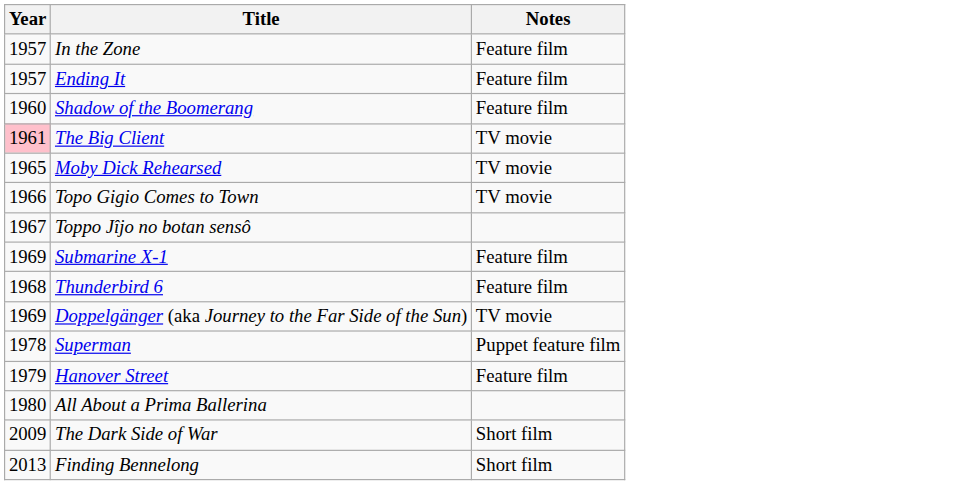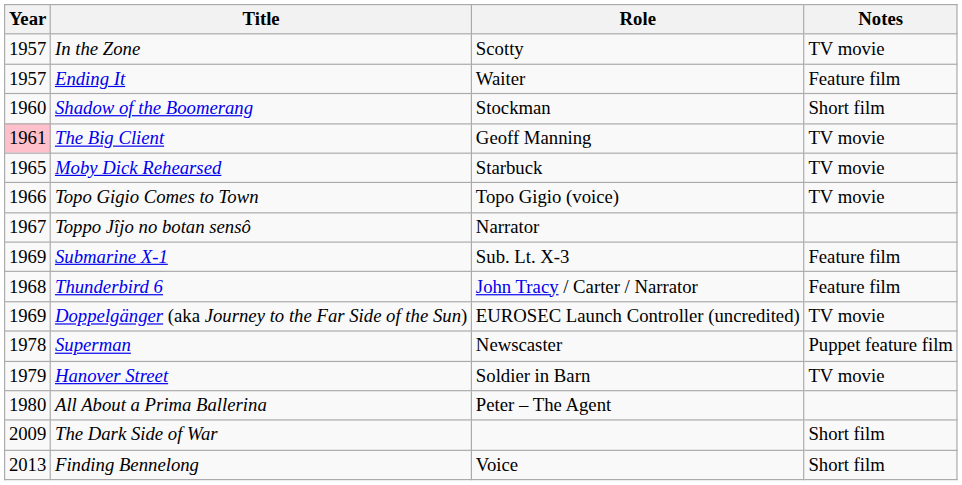+ column: (638, 19)
(522, 49) Feature film -> (846, 49) TV movie
(522, 108) Feature film -> (847, 108) Short film
(522, 375) Feature film -> (846, 375) TV movie
